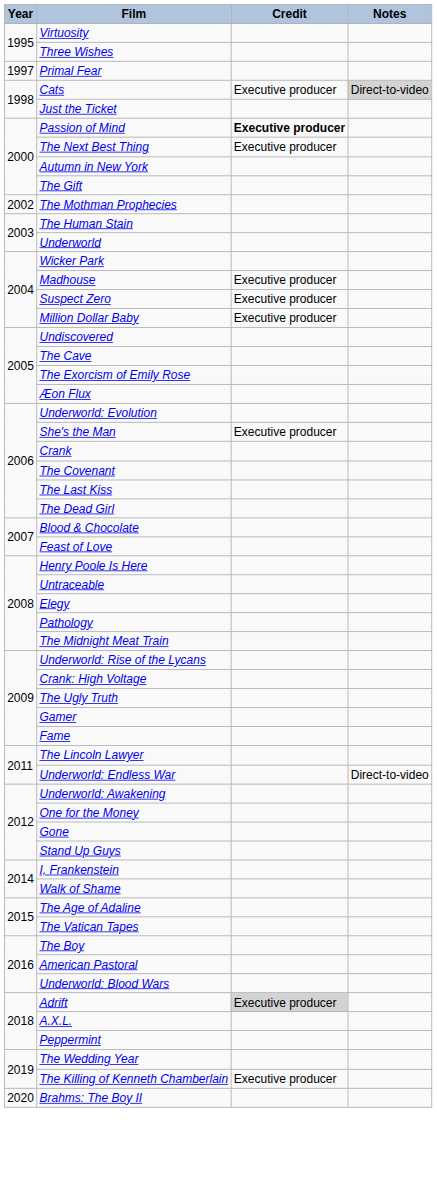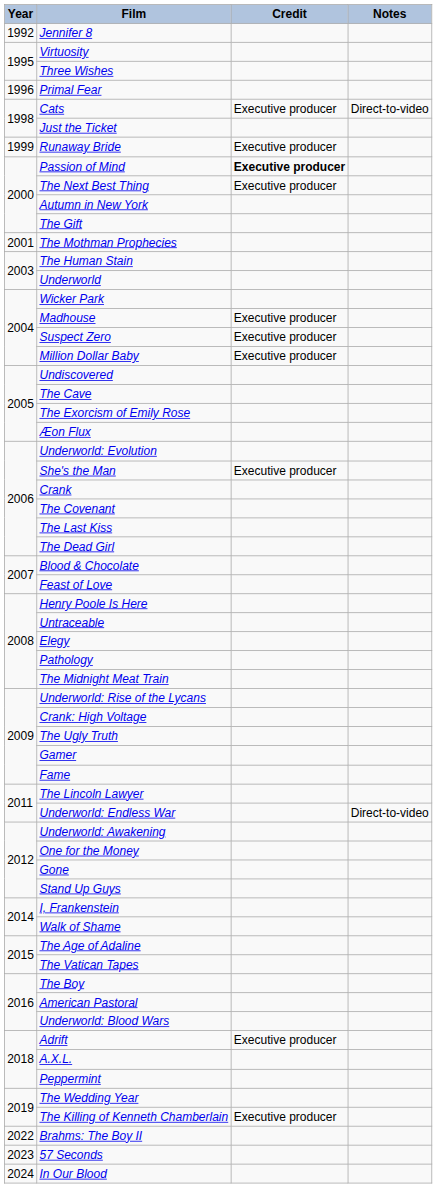+ row: (66, 33)
(21, 71) 1997 -> (21, 90) 1996
(390, 90) lightgrey background -> (390, 109) no background
+ row: (80, 147)
(21, 204) 2002 -> (21, 242) 2001
(285, 1003) lightgrey background -> (285, 1041) no background
(21, 1098) 2020 -> (21, 1136) 2022
+ row: (71, 1155)
+ row: (73, 1174)
